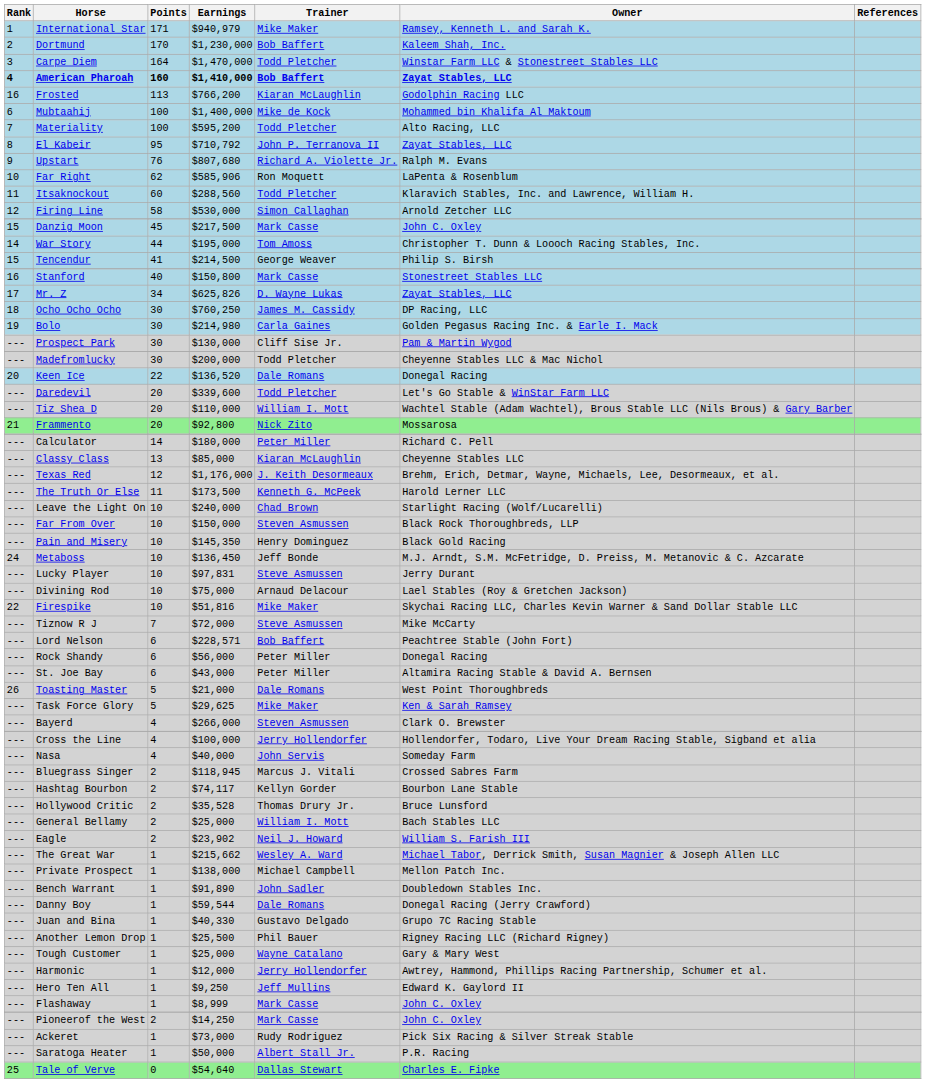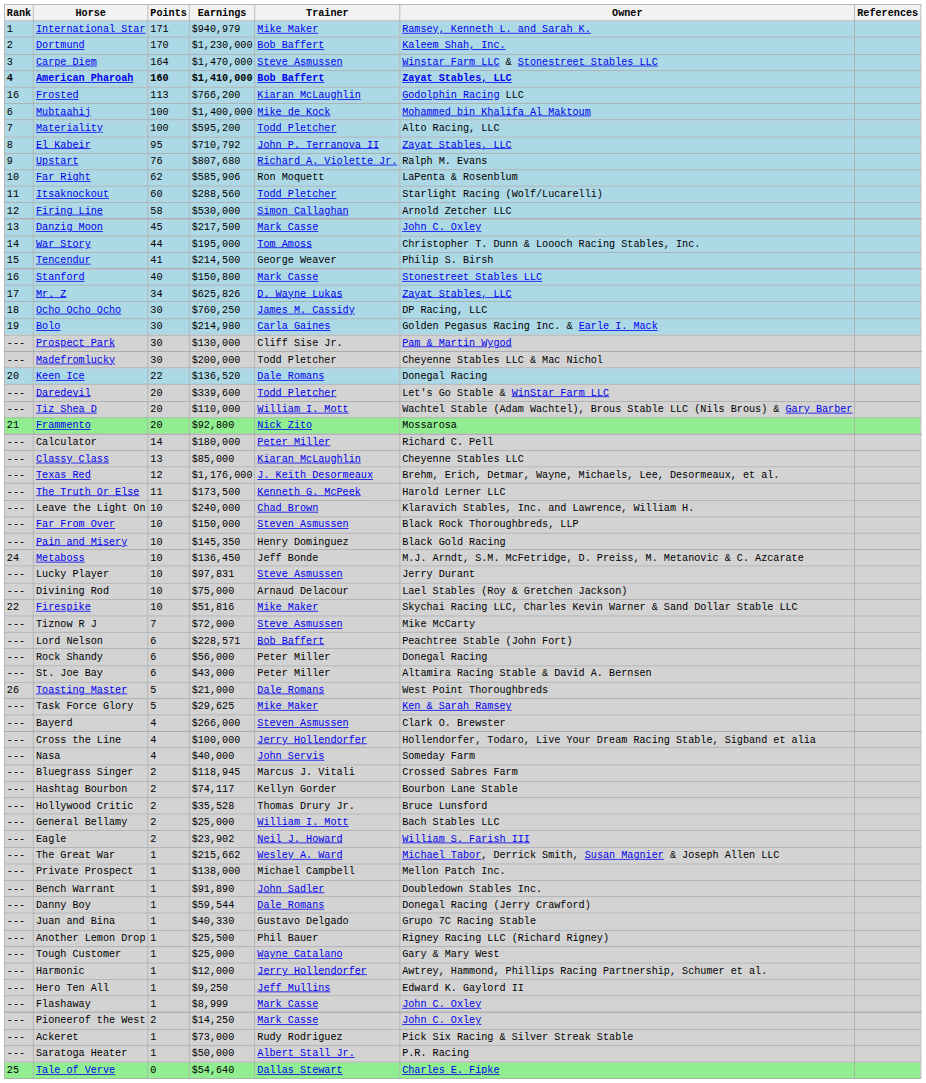(297, 62) Todd Pletcher -> (300, 62) Steve Asmussen
(548, 194) Klaravich Stables, Inc. and Lawrence, William H. -> (503, 194) Starlight Racing (Wolf/Lucarelli)
(13, 227) 15 -> (13, 227) 13
(503, 508) Starlight Racing (Wolf/Lucarelli) -> (548, 508) Klaravich Stables, Inc. and Lawrence, William H.
